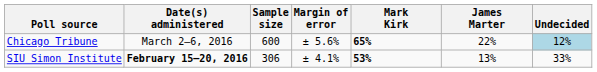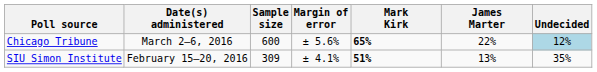(187, 58) bold -> (187, 58) normal
(271, 58) 306 -> (271, 58) 309
(362, 58) 53% -> (362, 58) 51%
(562, 58) 33% -> (562, 58) 35%
